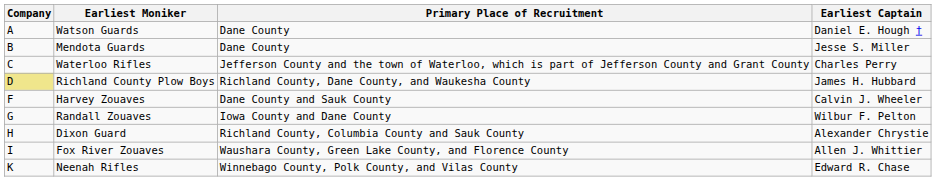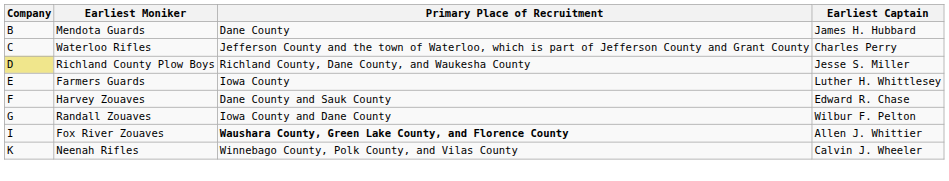- row: (98, 30)
(862, 47) Jesse S. Miller -> (865, 30) James H. Hubbard
(865, 82) James H. Hubbard -> (862, 64) Jesse S. Miller
+ row: (101, 82)
(868, 99) Calvin J. Wheeler -> (862, 99) Edward R. Chase
- row: (91, 133)
(394, 150) normal -> (394, 133) bold
(862, 167) Edward R. Chase -> (868, 150) Calvin J. Wheeler
